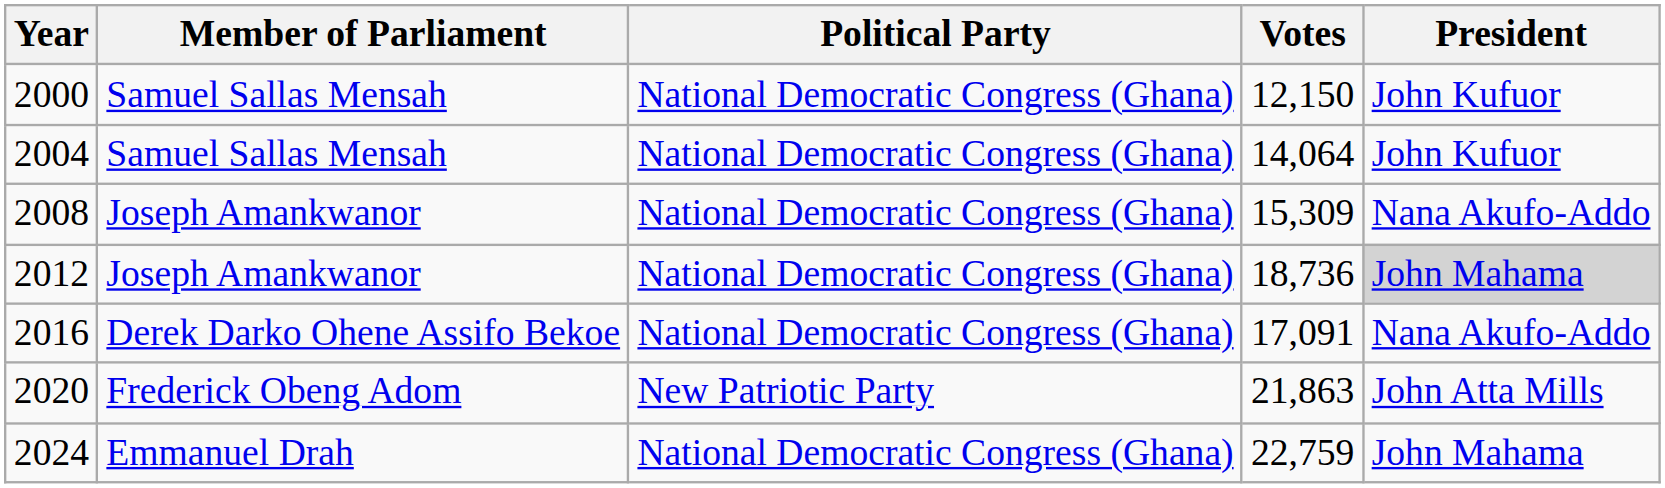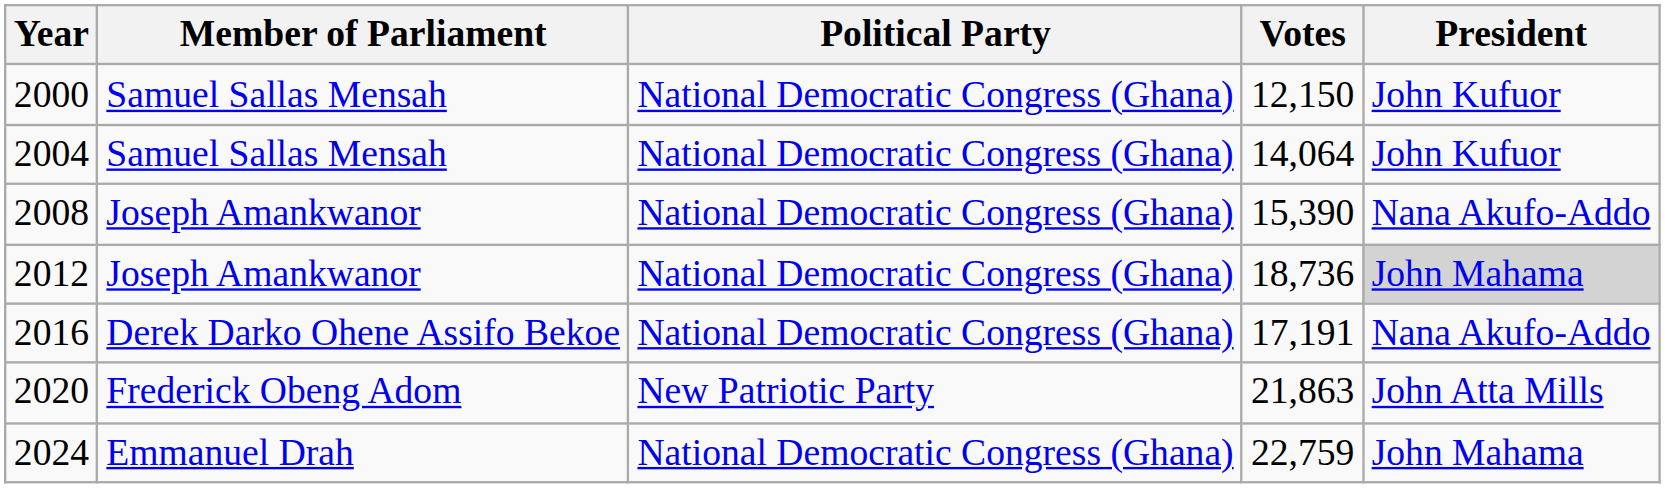(1303, 213) 15,309 -> (1303, 213) 15,390
(1303, 332) 17,091 -> (1303, 332) 17,191
